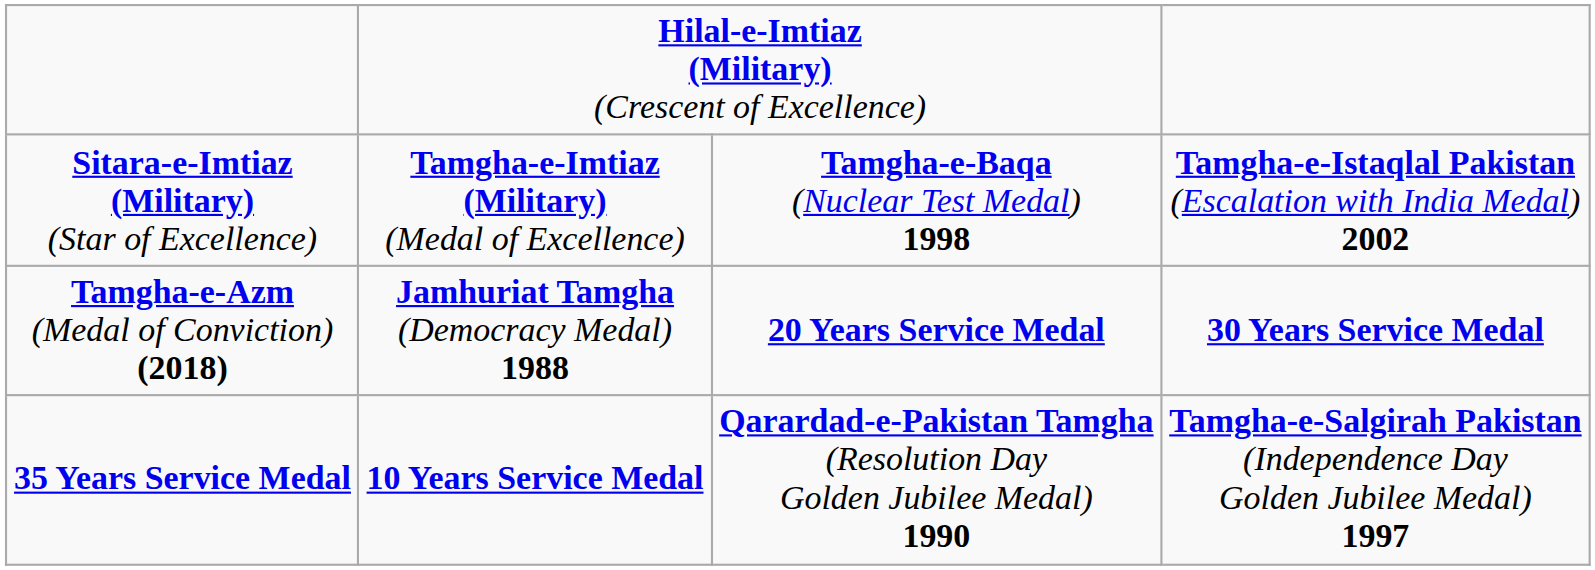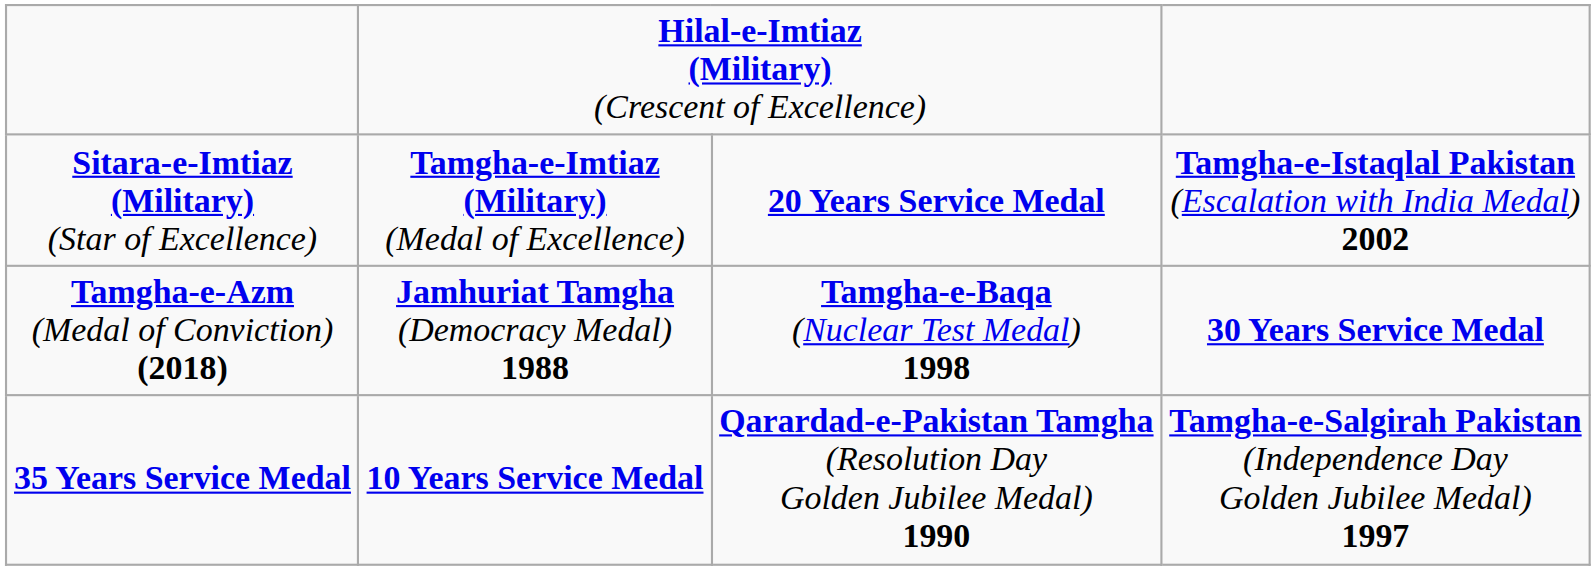(936, 199) Tamgha-e-Baqa (Nuclear Test Medal) 1998 -> (936, 199) 20 Years Service Medal
(936, 329) 20 Years Service Medal -> (936, 329) Tamgha-e-Baqa (Nuclear Test Medal) 1998
